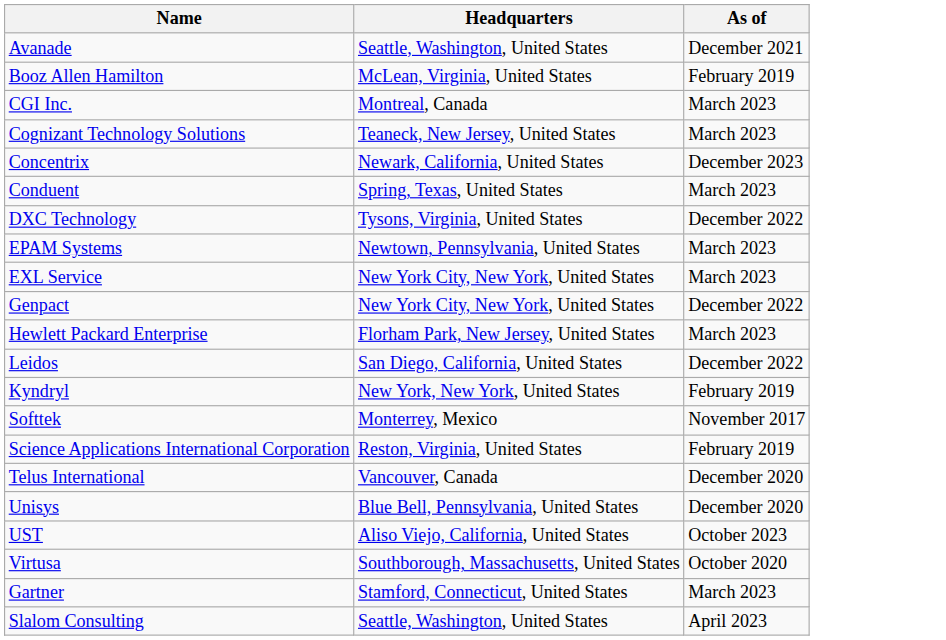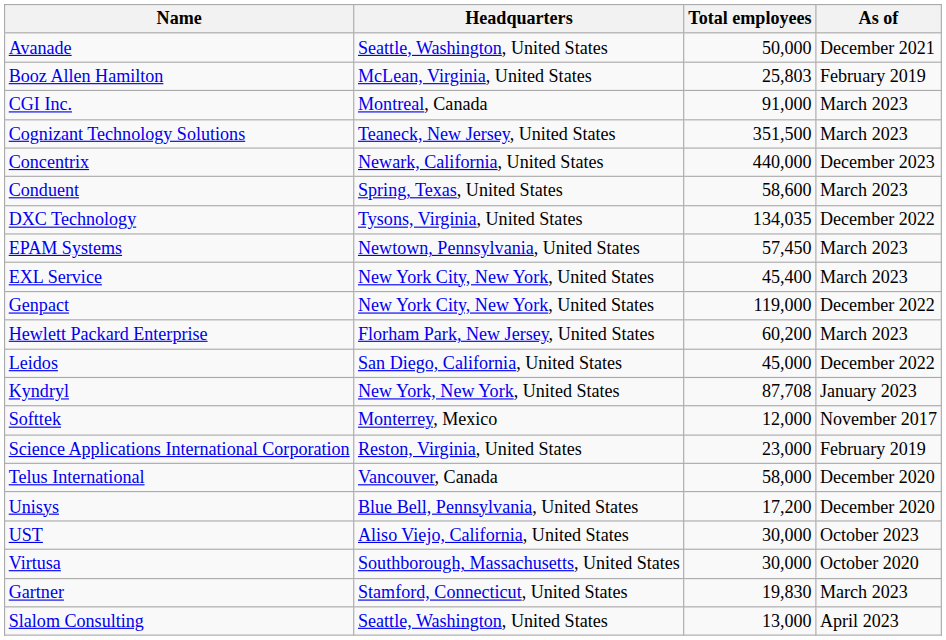+ column: (750, 18)
(741, 391) February 2019 -> (868, 391) January 2023
